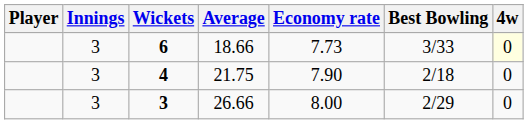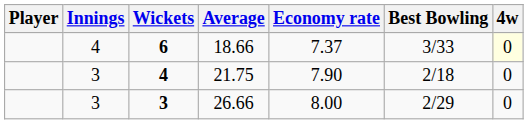(96, 47) 3 -> (96, 47) 4
(327, 47) 7.73 -> (327, 47) 7.37
